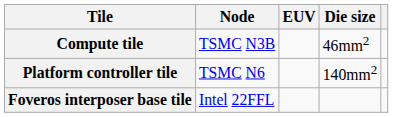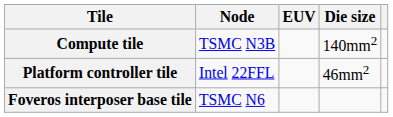(346, 43) 46mm2 -> (350, 43) 140mm2
(232, 73) TSMC N6 -> (237, 73) Intel 22FFL
(350, 73) 140mm2 -> (346, 73) 46mm2
(237, 100) Intel 22FFL -> (232, 100) TSMC N6
